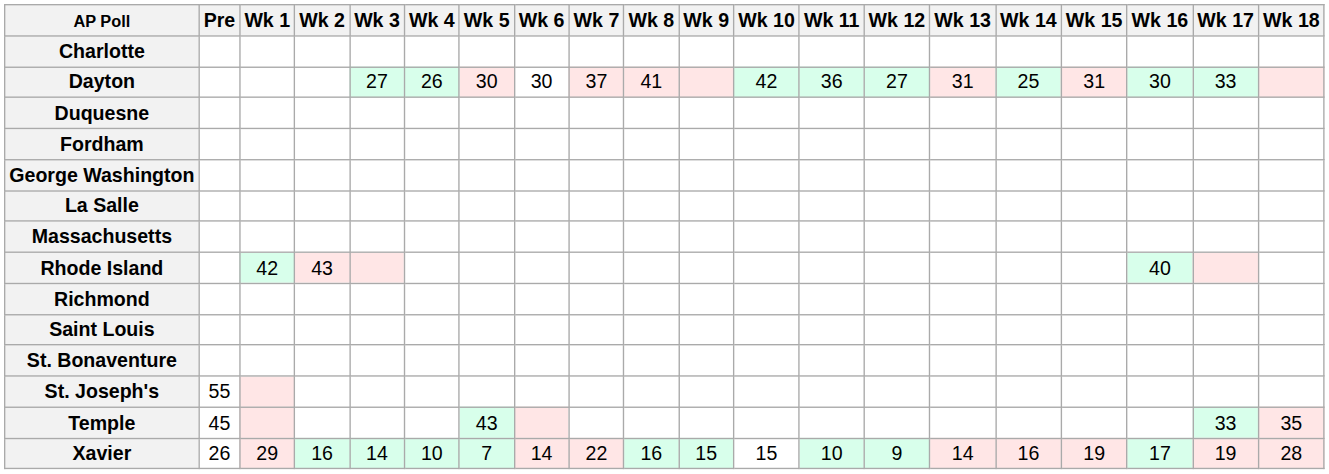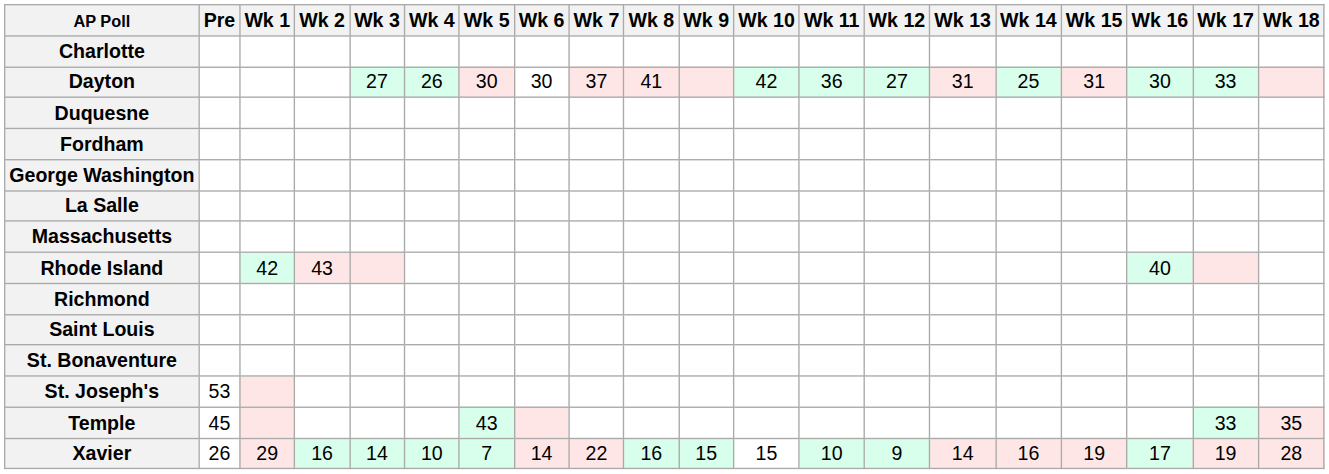(219, 392) 55 -> (219, 392) 53
